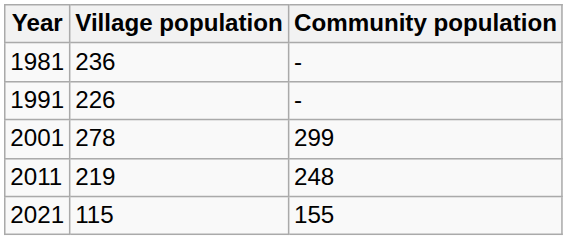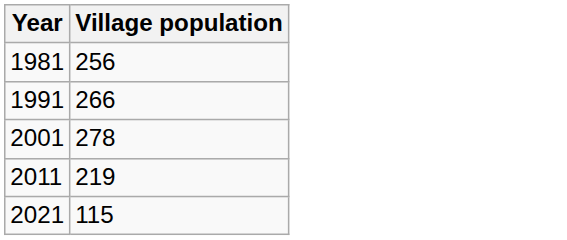- column: (425, 23)
(95, 61) 236 -> (95, 61) 256
(95, 100) 226 -> (95, 100) 266
